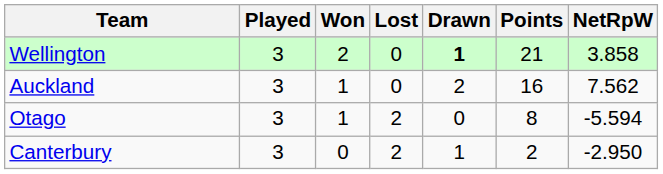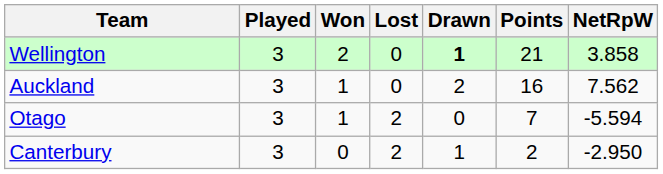(532, 119) 8 -> (532, 119) 7
